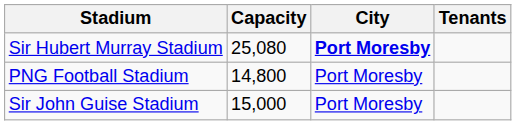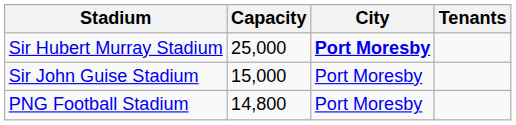(259, 47) 25,080 -> (259, 47) 25,000
rows swapped: (104, 104) <-> (99, 76)
